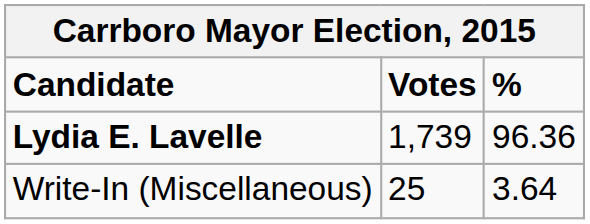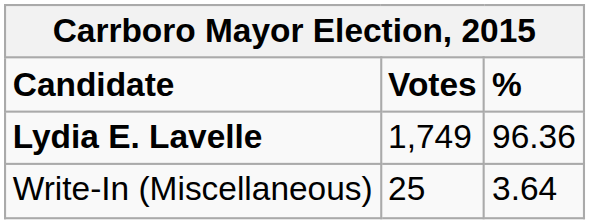(430, 137) 1,739 -> (430, 137) 1,749
